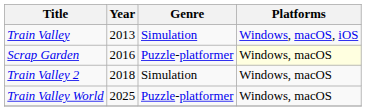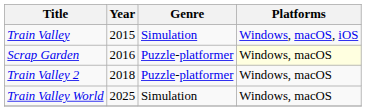(122, 34) 2013 -> (122, 34) 2015
(169, 75) Simulation -> (187, 75) Puzzle-platformer
(187, 95) Puzzle-platformer -> (169, 95) Simulation
